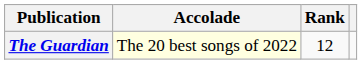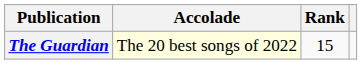(325, 45) 12 -> (325, 45) 15
